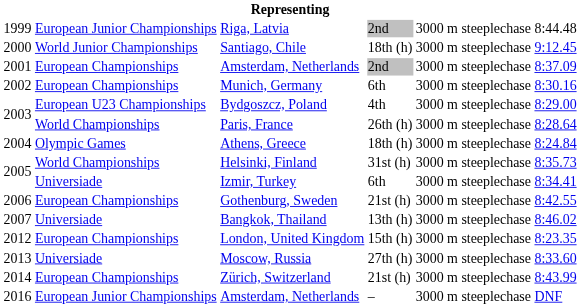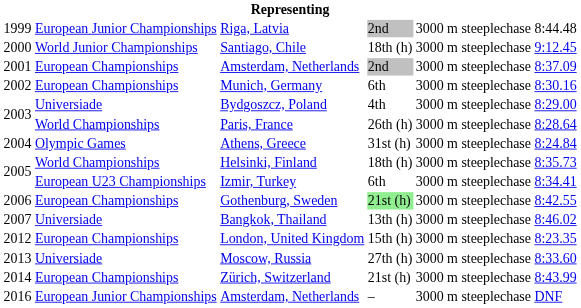(120, 105) European U23 Championships -> (69, 105) Universiade
(390, 143) 18th (h) -> (389, 143) 31st (h)
(389, 162) 31st (h) -> (390, 162) 18th (h)
(69, 181) Universiade -> (120, 181) European U23 Championships
(389, 200) no background -> (389, 200) lightgreen background
